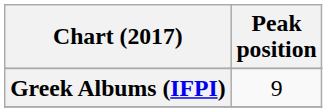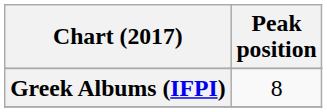(277, 87) 9 -> (277, 87) 8
